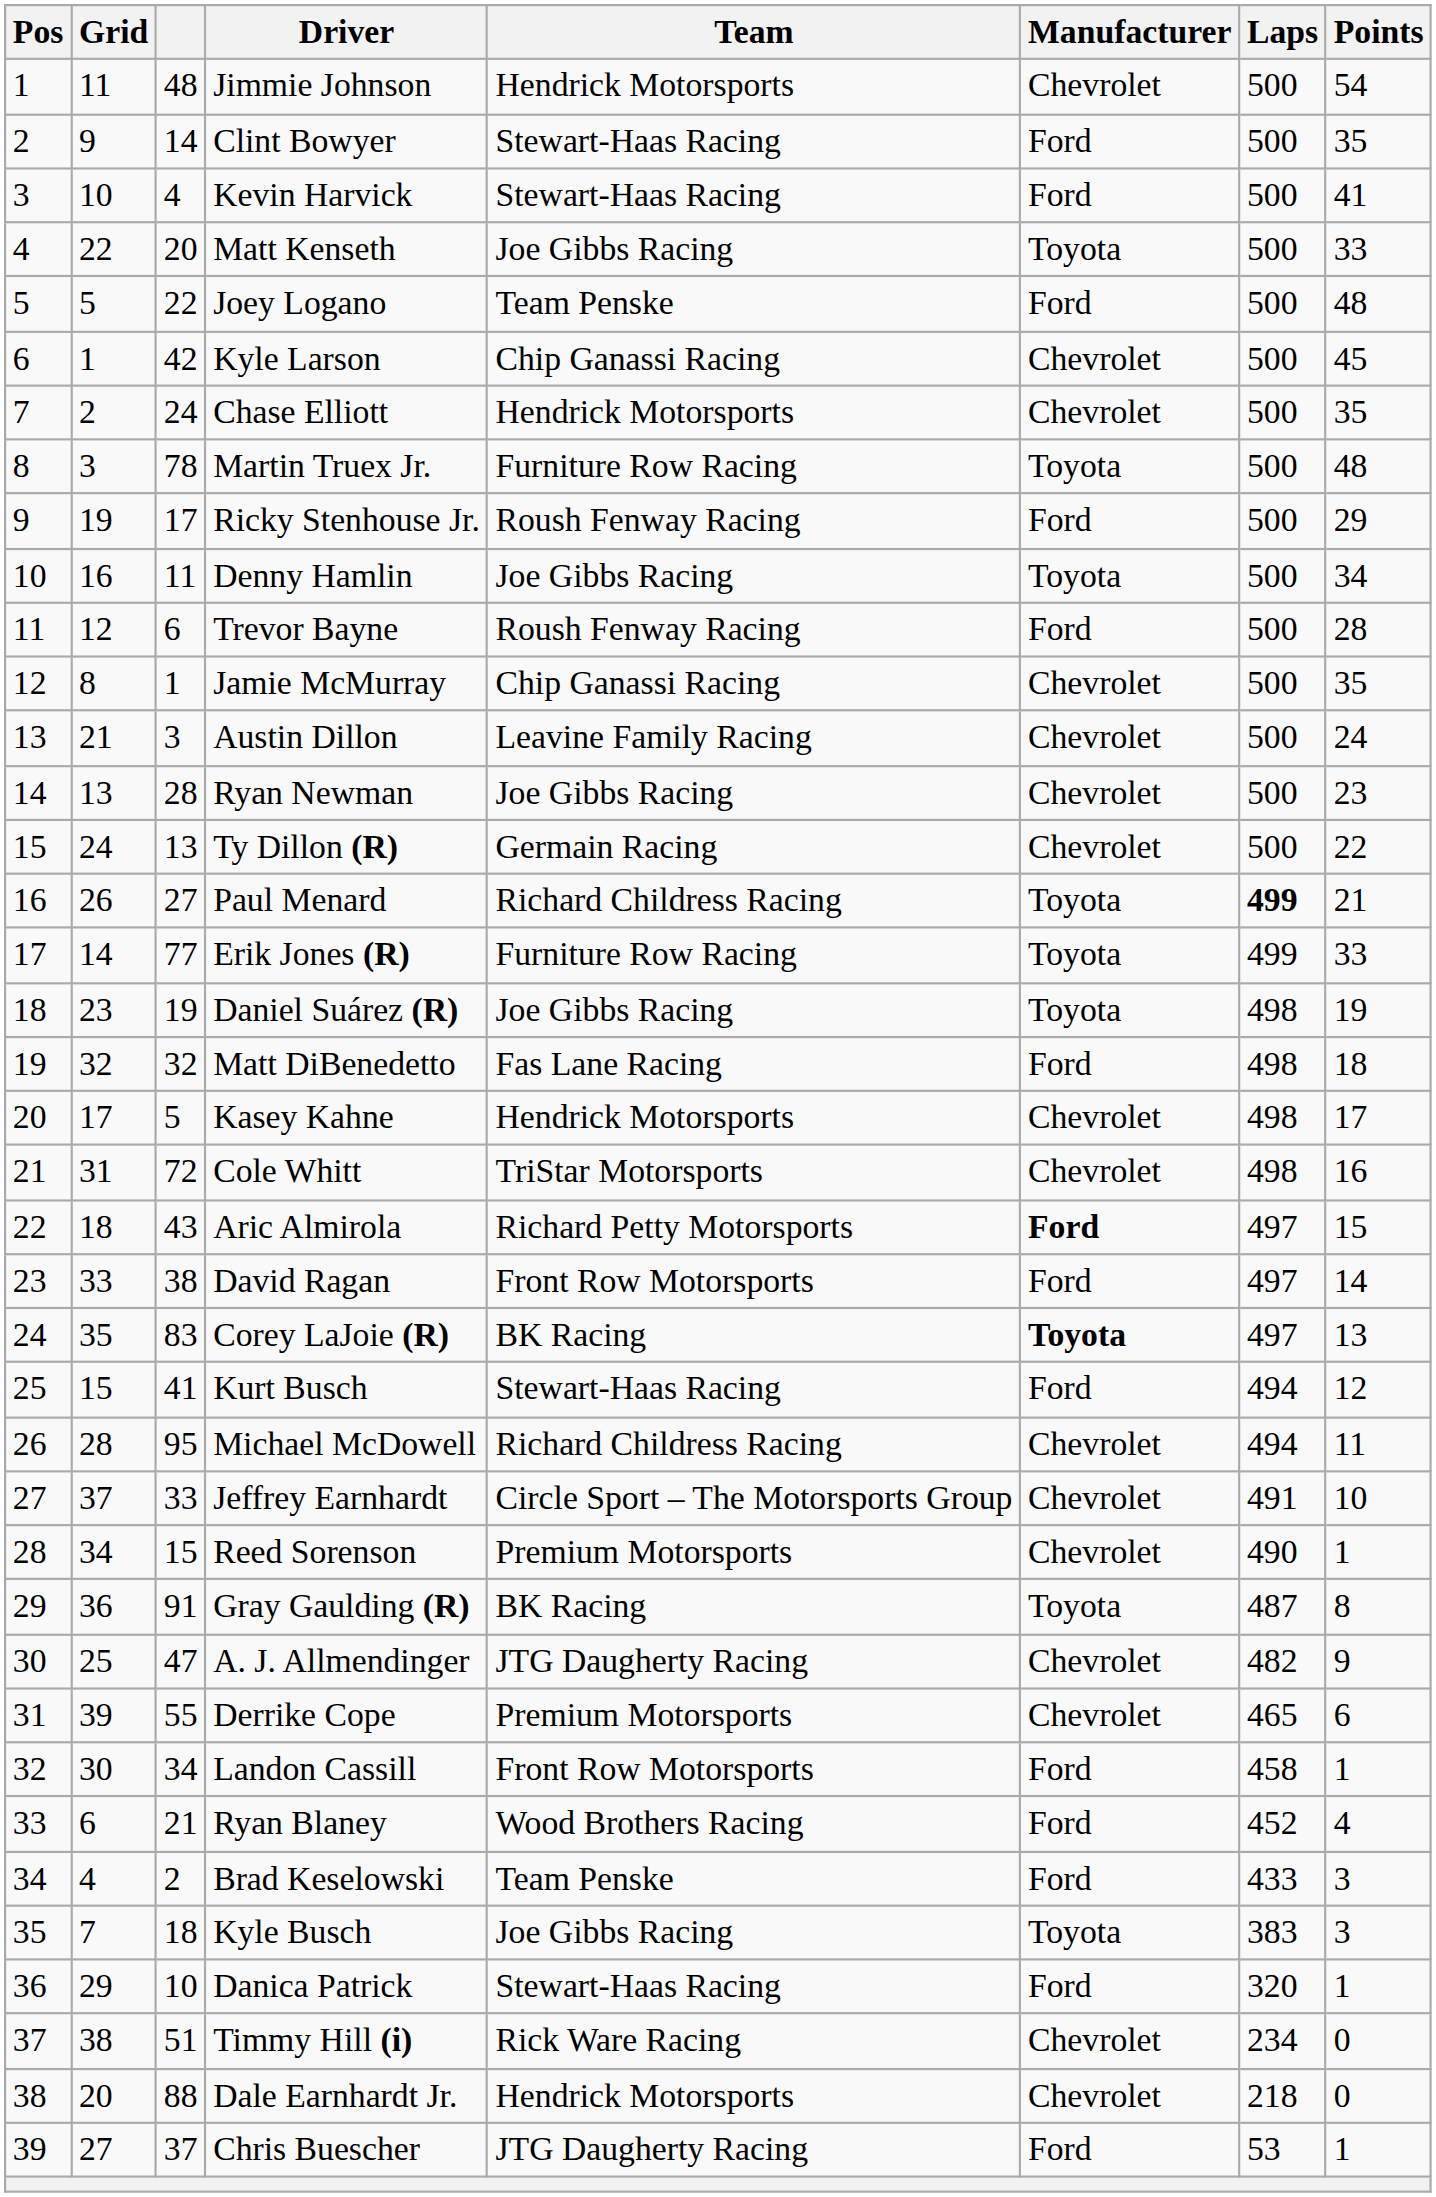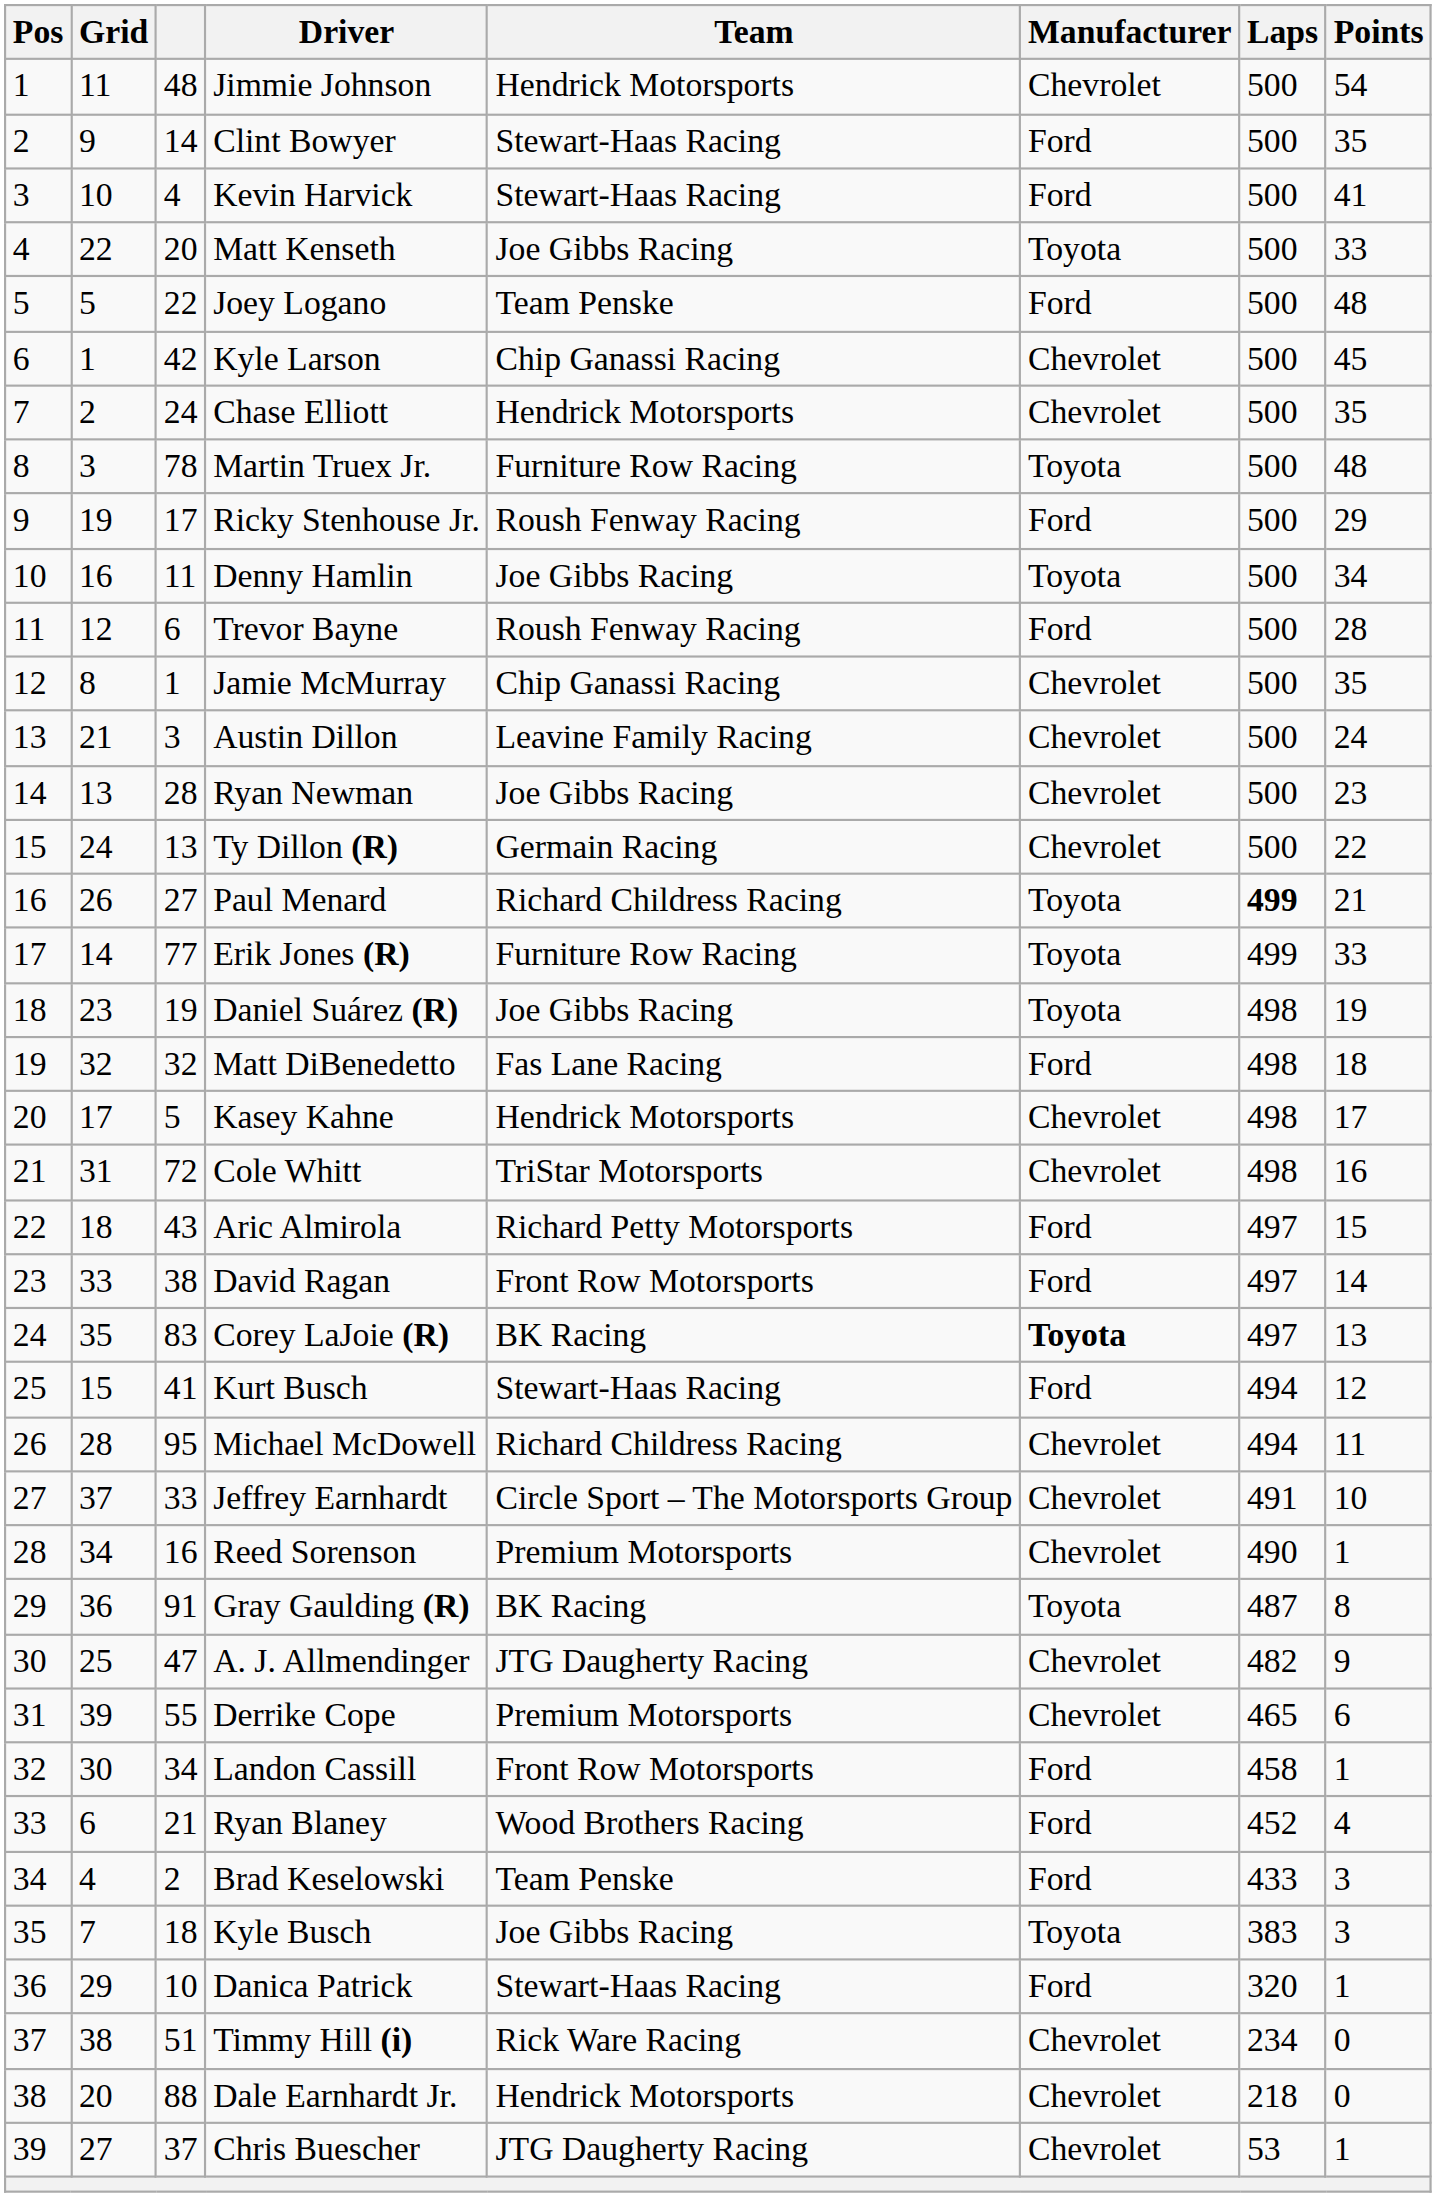(1064, 1225) bold -> (1060, 1225) normal
(181, 1551) 15 -> (181, 1551) 16
(1060, 2148) Ford -> (1094, 2148) Chevrolet
